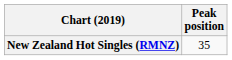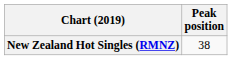(204, 45) 35 -> (204, 45) 38
